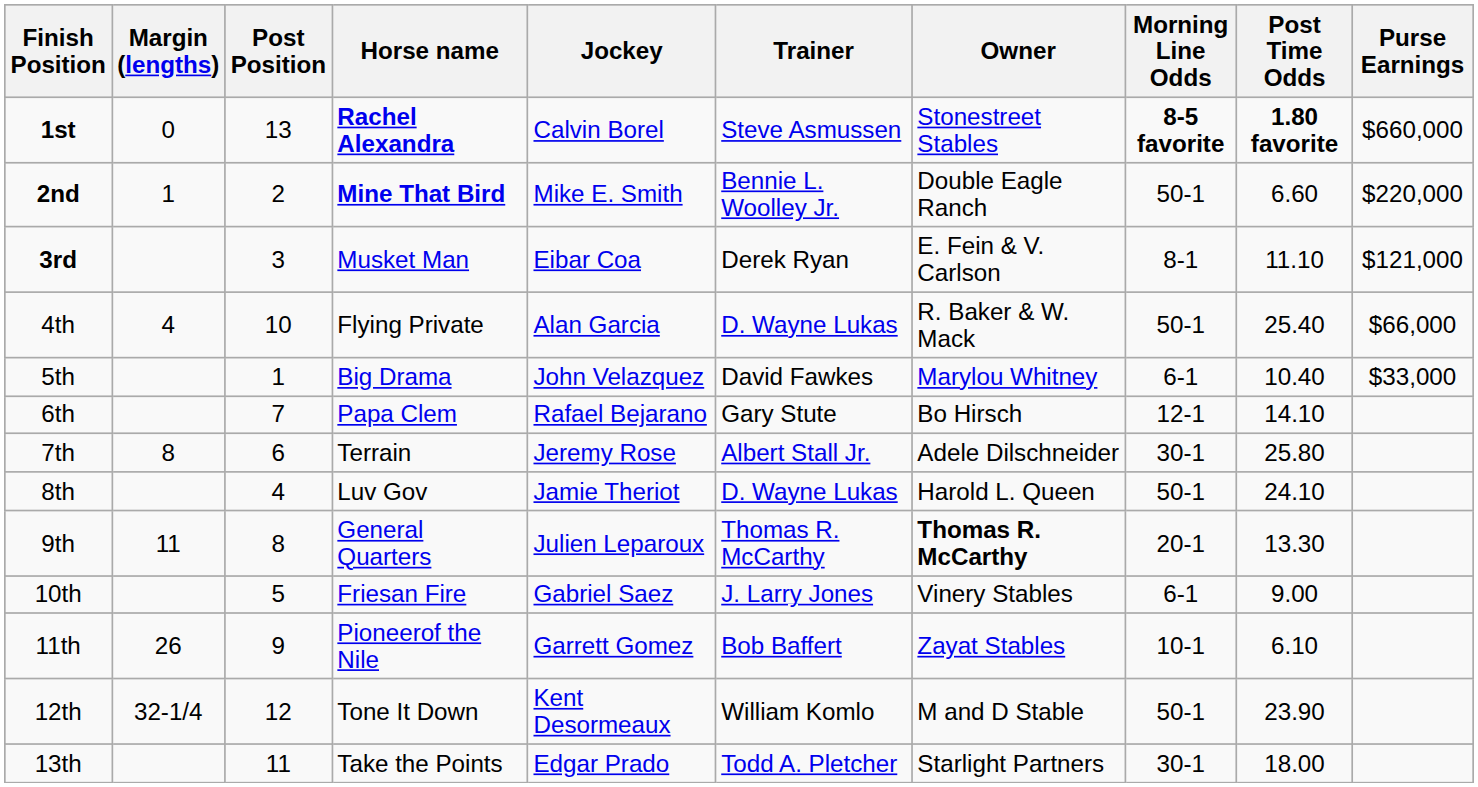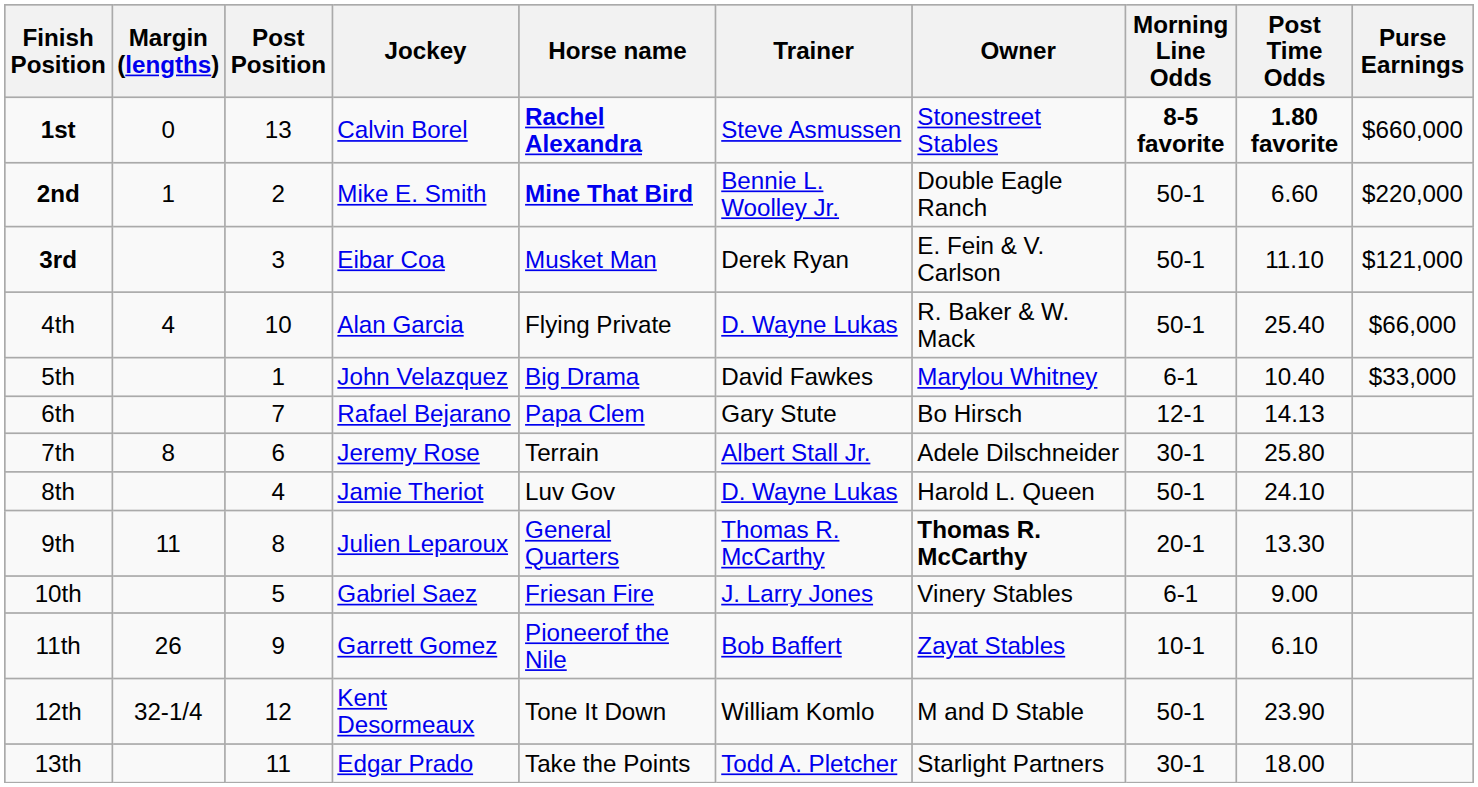columns swapped: (430, 51) <-> (622, 51)
(1181, 260) 8-1 -> (1181, 260) 50-1
(1295, 415) 14.10 -> (1295, 415) 14.13
